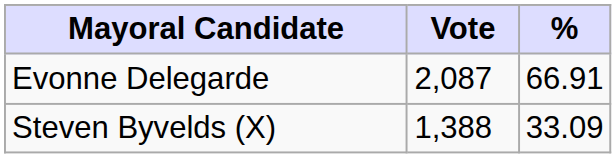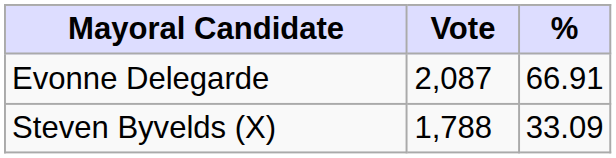(453, 127) 1,388 -> (453, 127) 1,788
